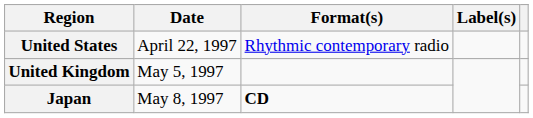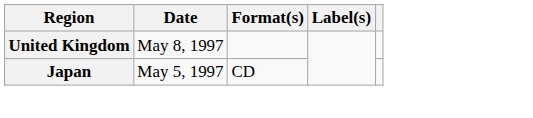- row: (69, 44)
(180, 71) May 5, 1997 -> (180, 44) May 8, 1997
(180, 98) May 8, 1997 -> (180, 71) May 5, 1997
(257, 98) bold -> (243, 71) normal
